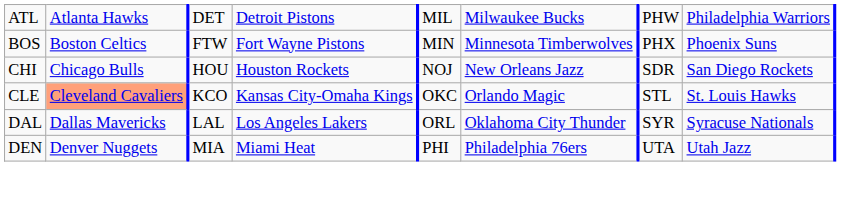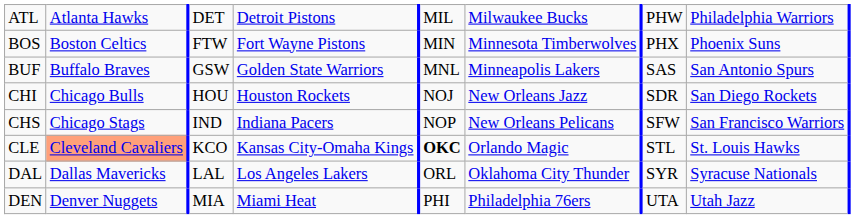+ row: (24, 69)
+ row: (24, 122)
(440, 95) normal -> (442, 148) bold
